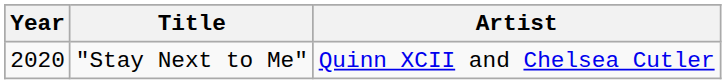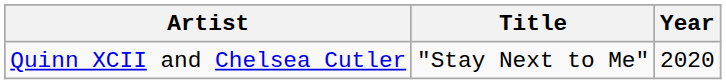columns swapped: (38, 23) <-> (517, 23)
